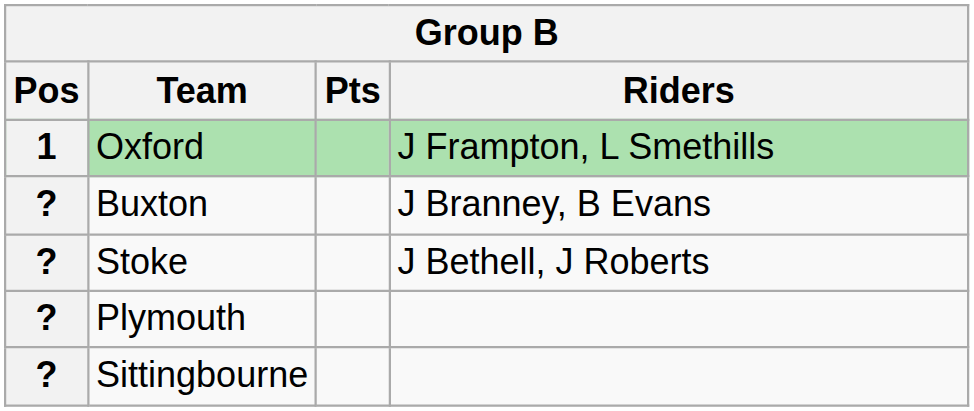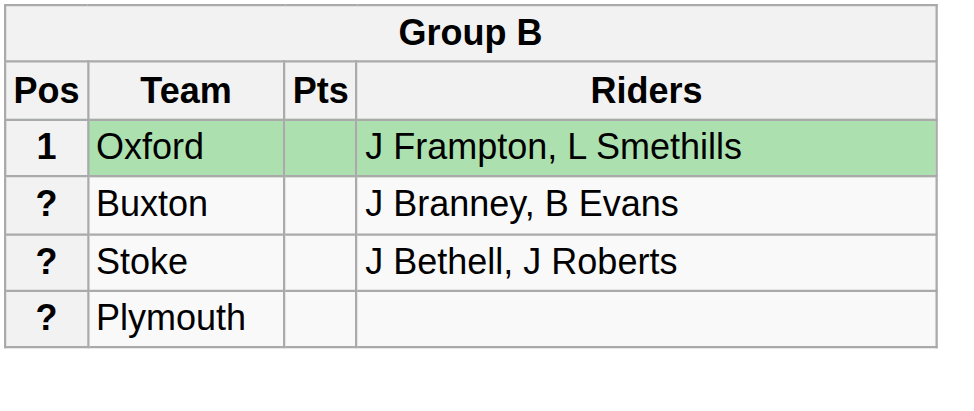- row: (202, 375)
